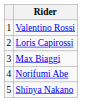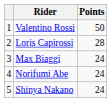+ column: (92, 12)
